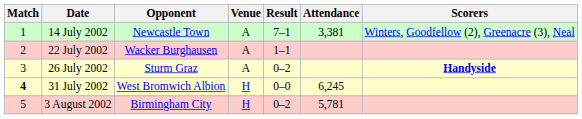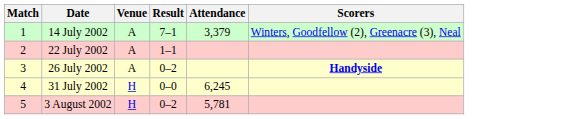- column: (171, 13)
(331, 31) 3,381 -> (217, 31) 3,379
(23, 86) bold -> (23, 86) normal
